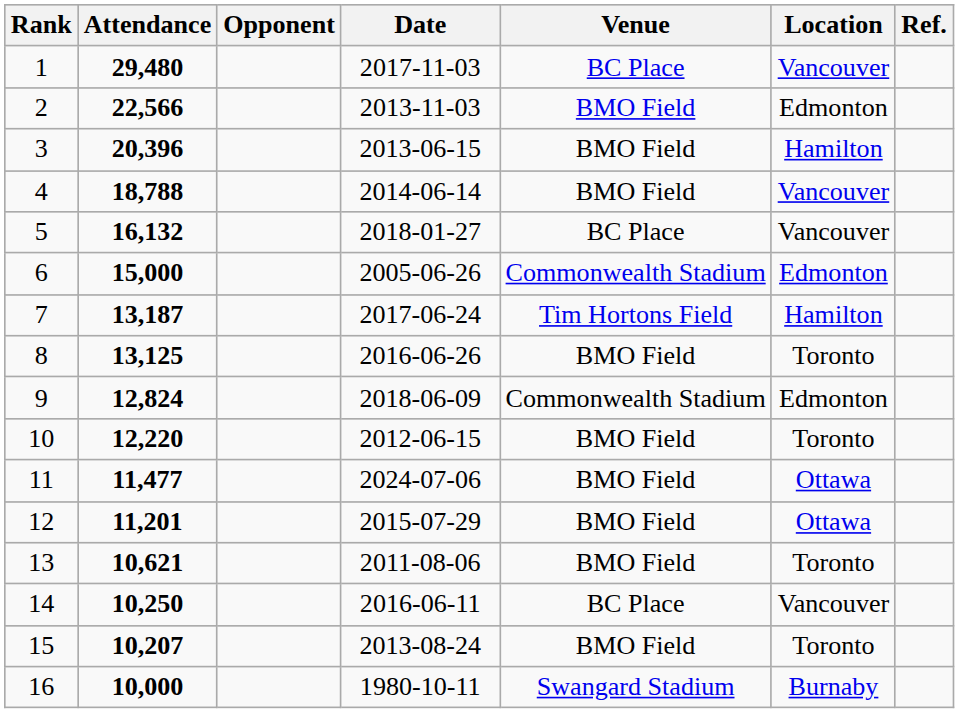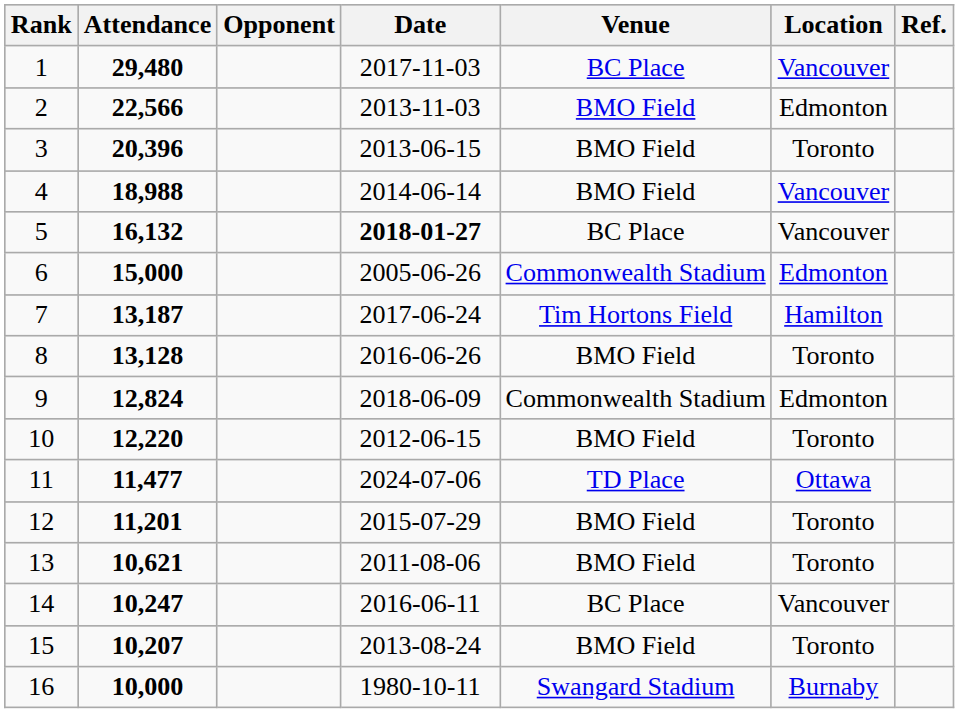(833, 149) Hamilton -> (833, 149) Toronto
(147, 190) 18,788 -> (147, 190) 18,988
(420, 231) normal -> (420, 231) bold
(147, 356) 13,125 -> (147, 356) 13,128
(636, 480) BMO Field -> (636, 480) TD Place
(833, 521) Ottawa -> (833, 521) Toronto
(147, 604) 10,250 -> (147, 604) 10,247
